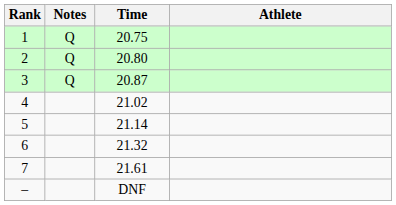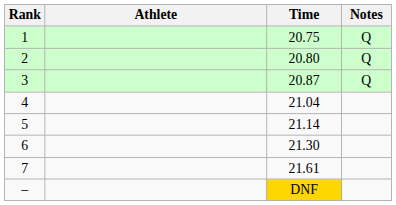columns swapped: (280, 15) <-> (70, 15)
(132, 102) 21.02 -> (304, 102) 21.04
(132, 146) 21.32 -> (304, 146) 21.30
(132, 189) no background -> (304, 189) gold background
